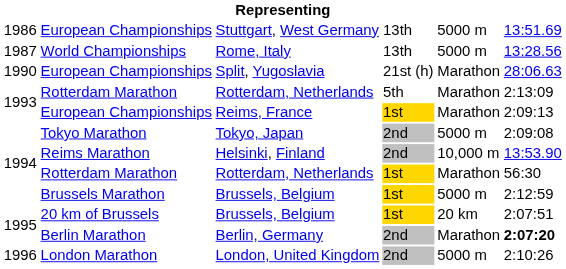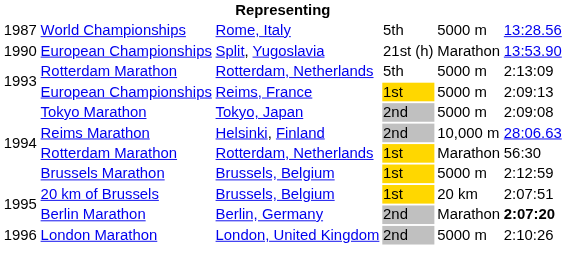- row: (20, 30)
(398, 51) 13th -> (393, 30) 5th
(533, 71) 28:06.63 -> (533, 51) 13:53.90
(469, 92) Marathon -> (462, 71) 5000 m
(469, 112) Marathon -> (462, 92) 5000 m
(533, 153) 13:53.90 -> (533, 132) 28:06.63
